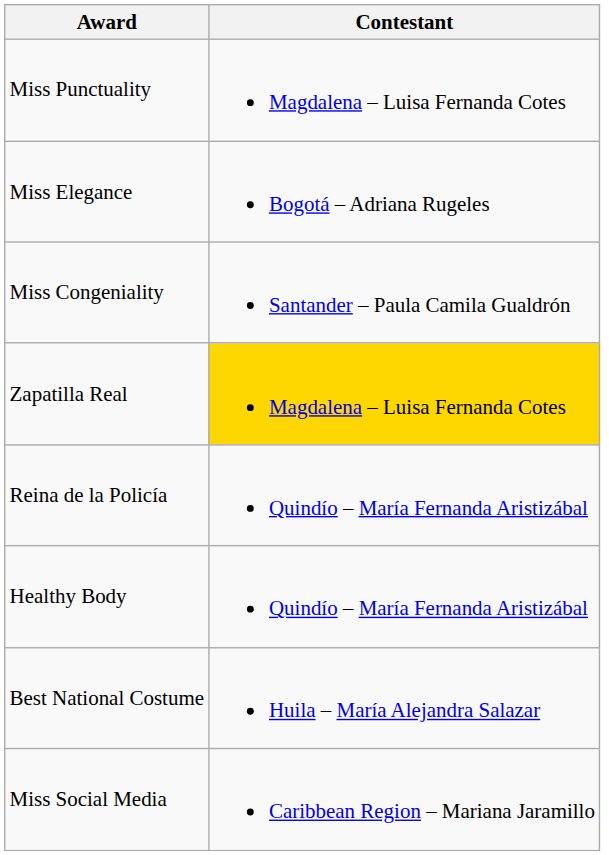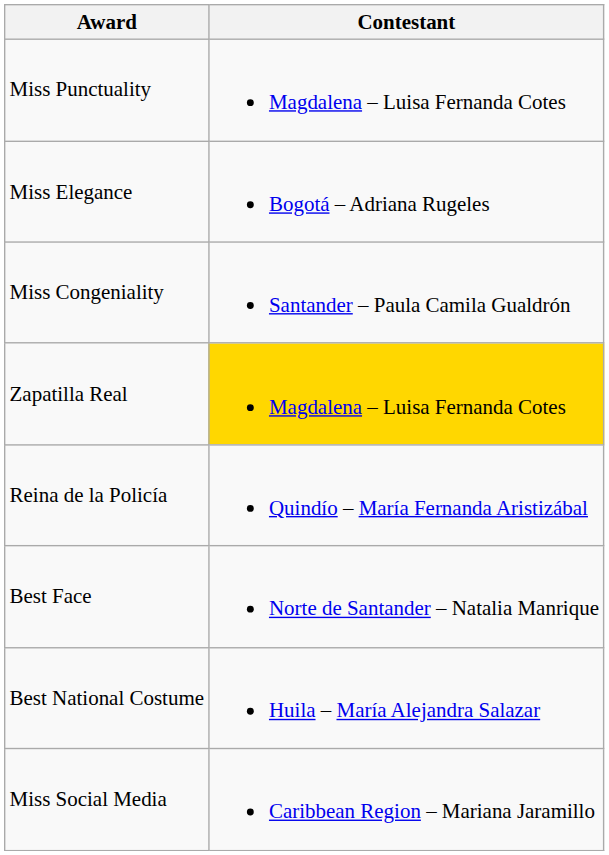- row: (68, 596)
+ row: (51, 596)
